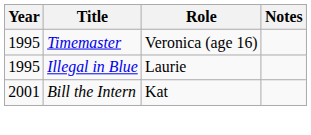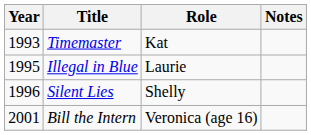(24, 42) 1995 -> (24, 42) 1993
(201, 42) Veronica (age 16) -> (156, 42) Kat
+ row: (80, 92)
(156, 92) Kat -> (201, 117) Veronica (age 16)
